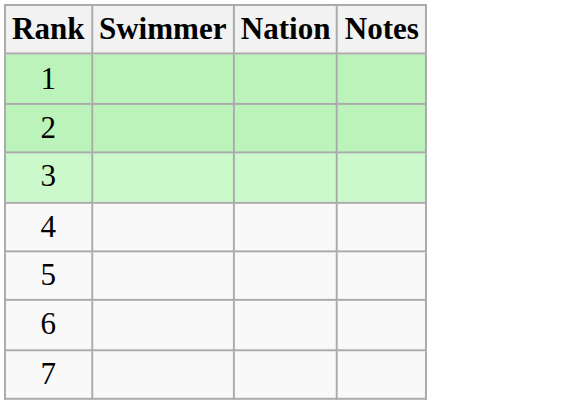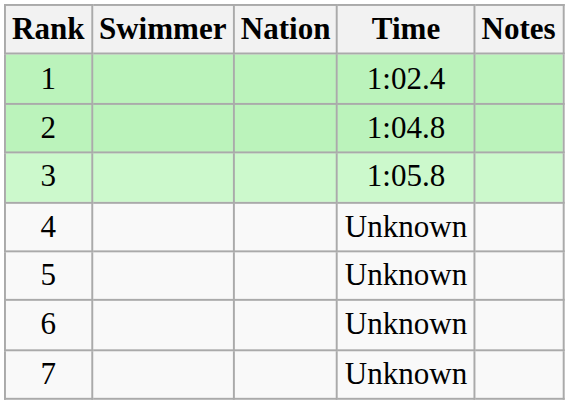+ column: (406, 29)
